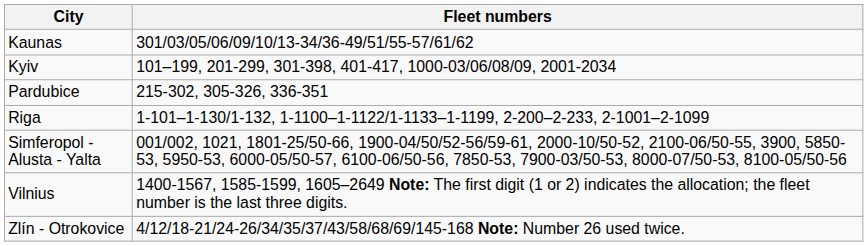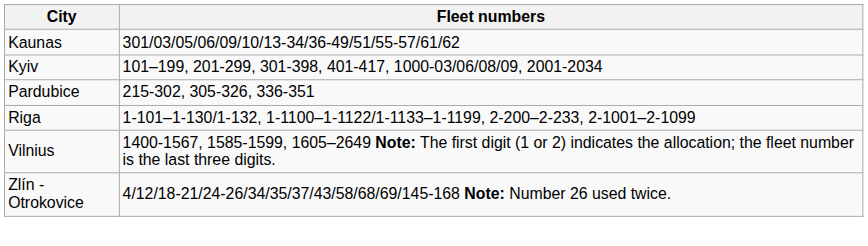- row: (55, 151)
